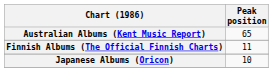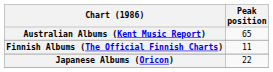(247, 60) 10 -> (247, 60) 22
